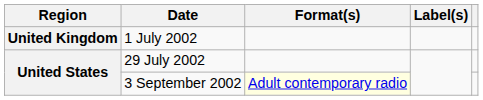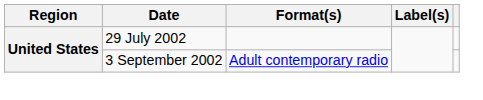- row: (161, 38)
(328, 83) lightyellow background -> (309, 60) no background
